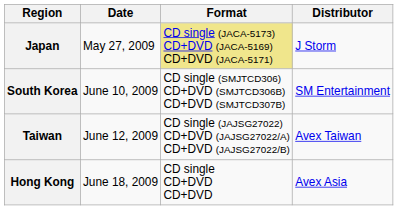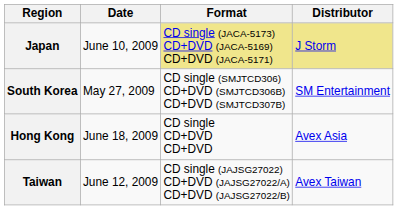(119, 45) May 27, 2009 -> (120, 45) June 10, 2009
(316, 45) no background -> (316, 45) khaki background
(120, 91) June 10, 2009 -> (119, 91) May 27, 2009
rows swapped: (42, 136) <-> (42, 182)
